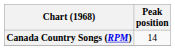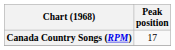(152, 38) 14 -> (152, 38) 17
